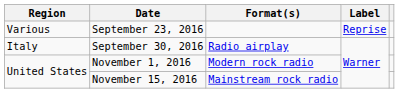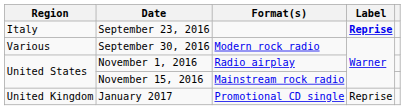(28, 30) Various -> (22, 30) Italy
(365, 30) normal -> (371, 30) bold
(22, 46) Italy -> (28, 46) Various
(248, 46) Radio airplay -> (267, 46) Modern rock radio
(261, 63) Modern rock radio -> (255, 63) Radio airplay
+ row: (135, 96)
